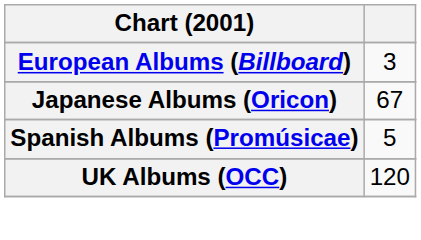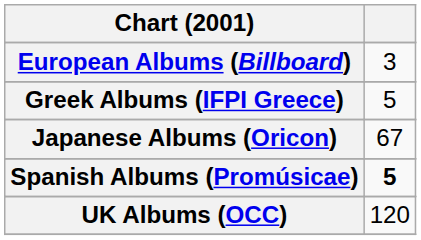+ row: (184, 100)
(390, 138) normal -> (390, 176) bold
